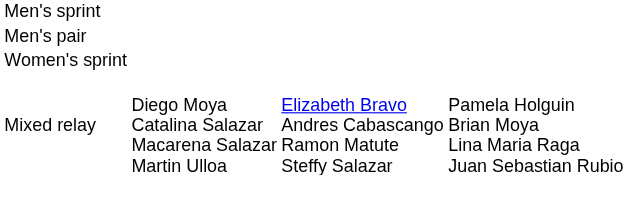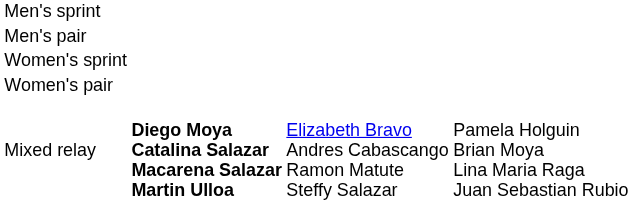+ row: (59, 85)
(204, 135) normal -> (207, 160) bold
